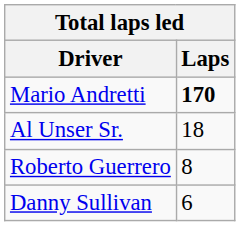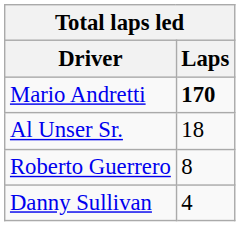(187, 202) 6 -> (187, 202) 4
